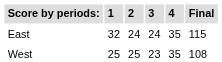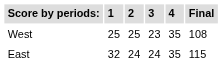rows swapped: (19, 34) <-> (20, 54)
